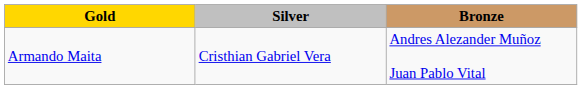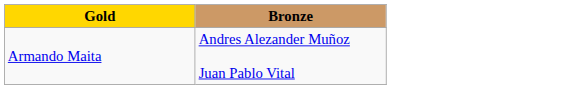- column: (291, 16)
